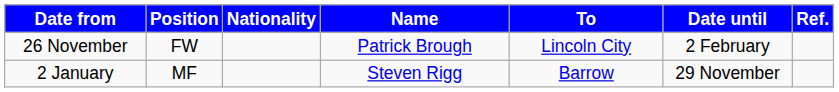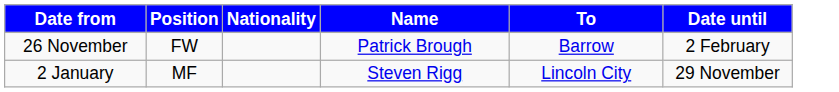- column: (813, 19)
(586, 46) Lincoln City -> (586, 46) Barrow
(586, 74) Barrow -> (586, 74) Lincoln City
